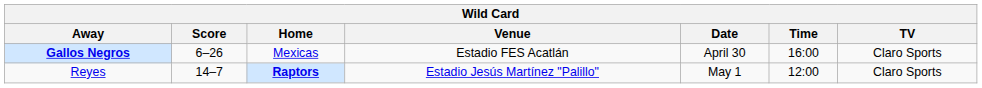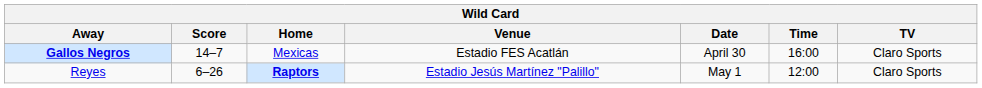(209, 53) 6–26 -> (209, 53) 14–7
(209, 72) 14–7 -> (209, 72) 6–26
